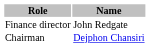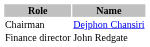rows swapped: (25, 38) <-> (38, 24)
